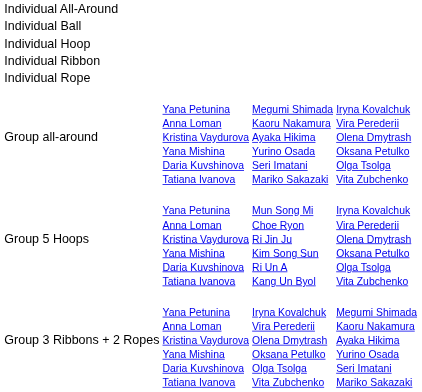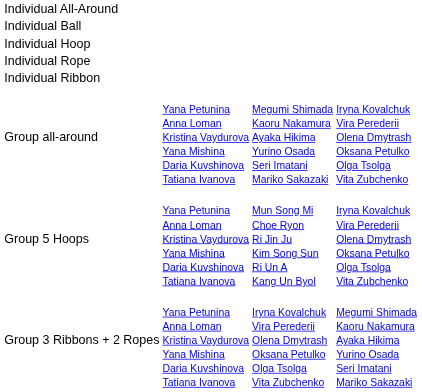rows swapped: (52, 60) <-> (47, 78)
